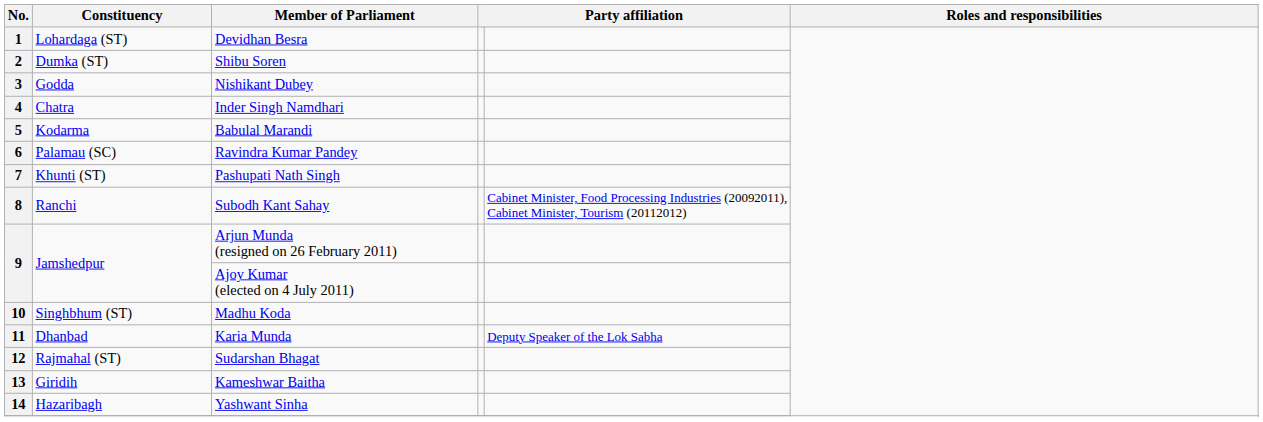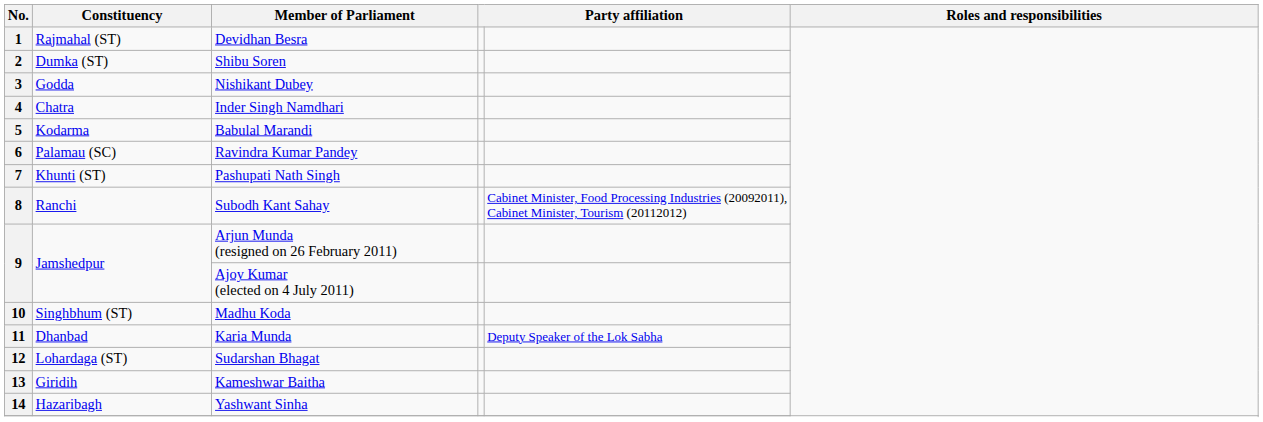(81, 38) Lohardaga (ST) -> (78, 38) Rajmahal (ST)
(78, 359) Rajmahal (ST) -> (81, 359) Lohardaga (ST)
